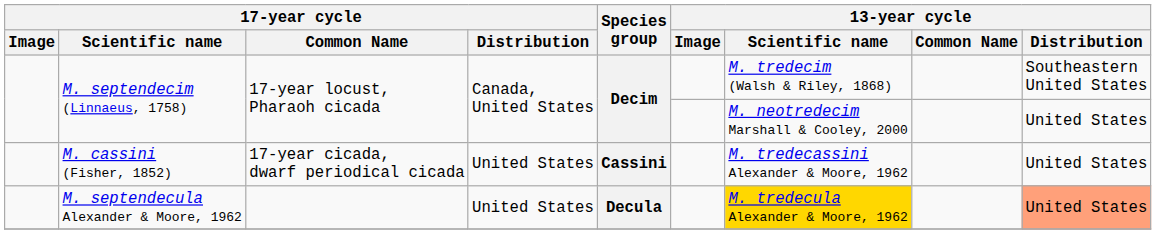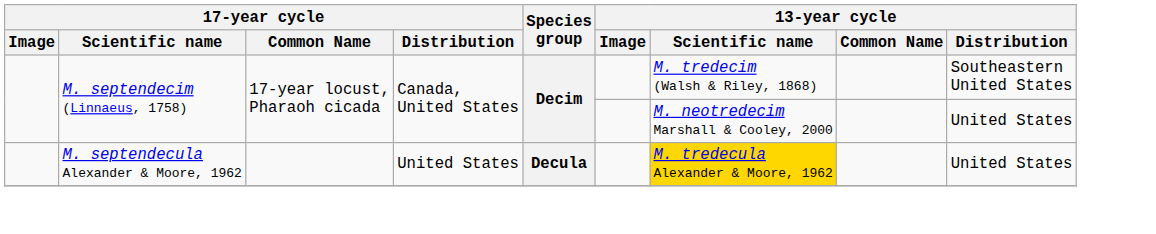- row: (117, 163)
(1086, 207) lightsalmon background -> (1012, 164) no background
